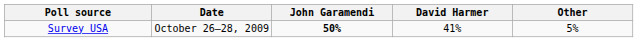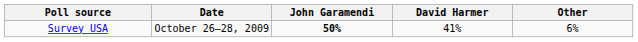(573, 29) 5% -> (573, 29) 6%
